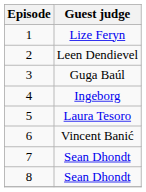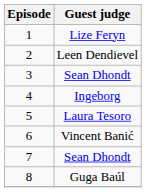(97, 75) Guga Baúl -> (97, 75) Sean Dhondt
(97, 177) Sean Dhondt -> (97, 177) Guga Baúl
